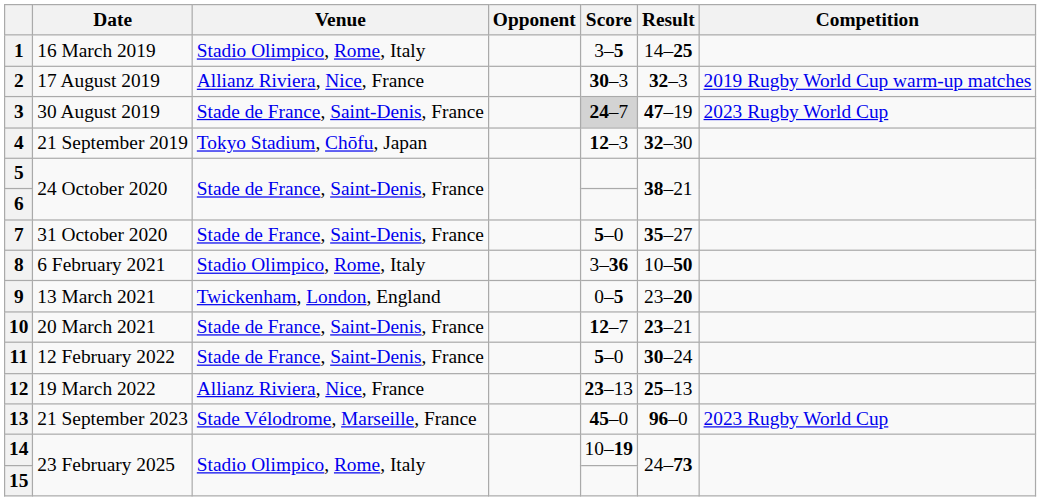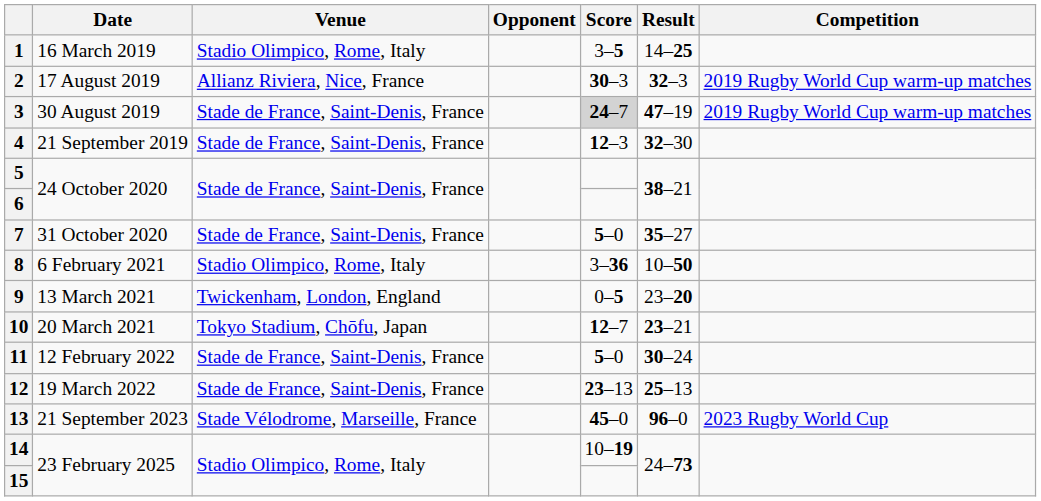(796, 111) 2023 Rugby World Cup -> (867, 111) 2019 Rugby World Cup warm-up matches
(312, 142) Tokyo Stadium, Chōfu, Japan -> (340, 142) Stade de France, Saint-Denis, France
(340, 326) Stade de France, Saint-Denis, France -> (312, 326) Tokyo Stadium, Chōfu, Japan
(311, 388) Allianz Riviera, Nice, France -> (340, 388) Stade de France, Saint-Denis, France
